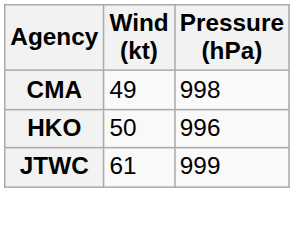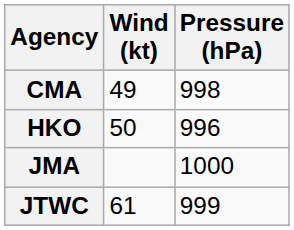+ row: (54, 166)
